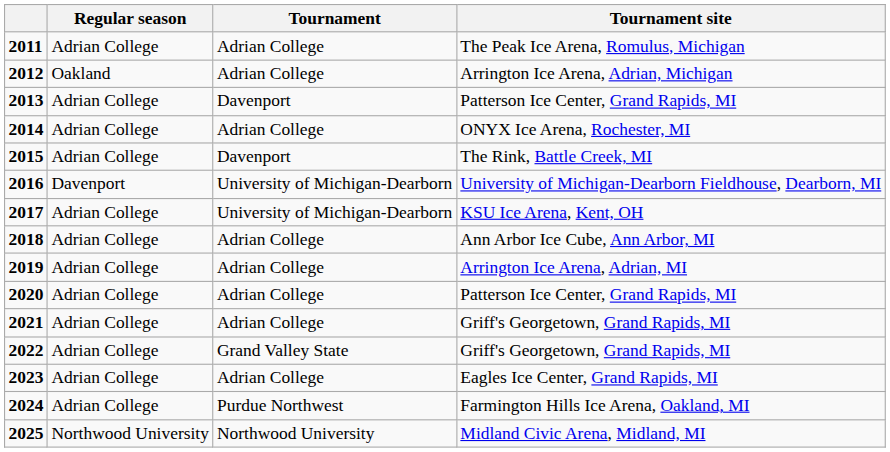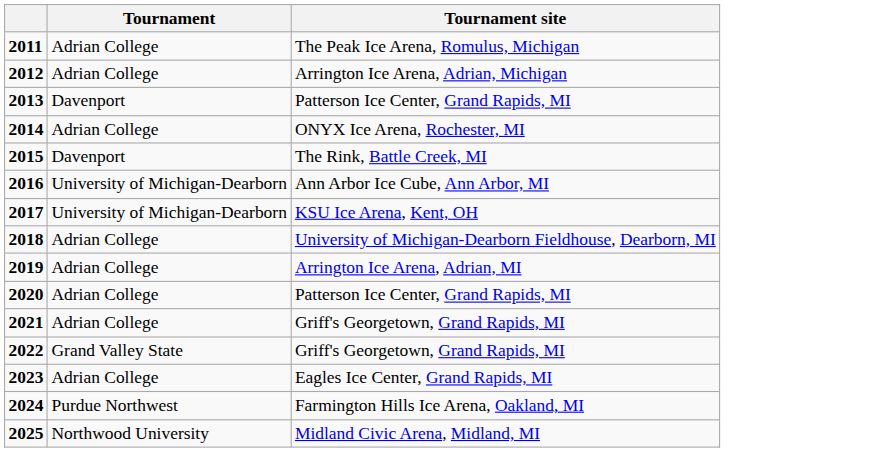- column: (130, 18)
(671, 184) University of Michigan-Dearborn Fieldhouse, Dearborn, MI -> (422, 184) Ann Arbor Ice Cube, Ann Arbor, MI
(587, 239) Ann Arbor Ice Cube, Ann Arbor, MI -> (505, 239) University of Michigan-Dearborn Fieldhouse, Dearborn, MI
